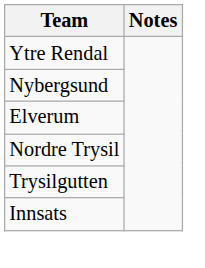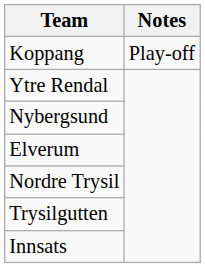+ row: (47, 52)
